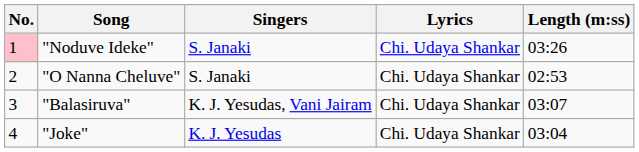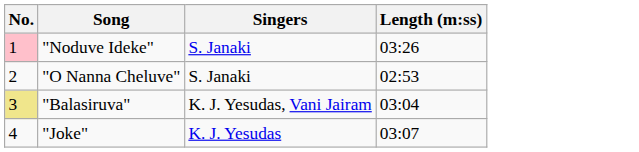- column: (450, 18)
(13, 104) no background -> (13, 104) khaki background
(548, 104) 03:07 -> (400, 104) 03:04
(548, 133) 03:04 -> (400, 133) 03:07
